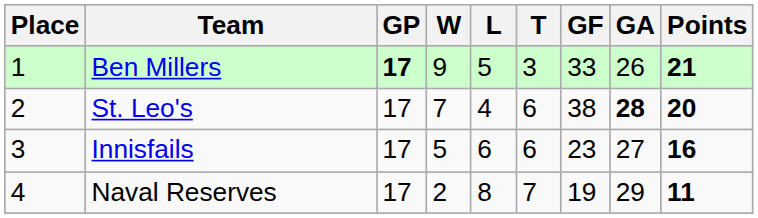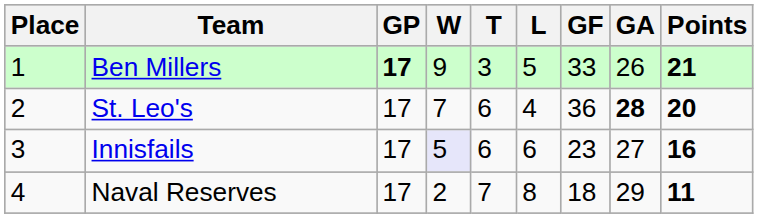columns swapped: (494, 25) <-> (539, 25)
(582, 108) 38 -> (582, 108) 36
(440, 150) no background -> (440, 150) lavender background
(582, 191) 19 -> (582, 191) 18
